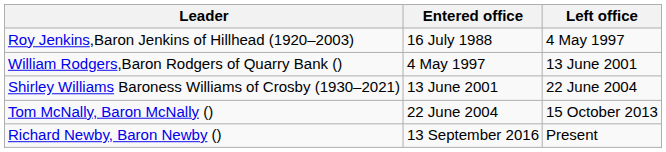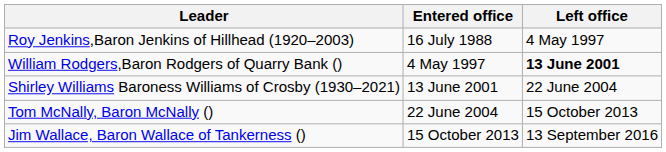(592, 64) normal -> (573, 64) bold
+ row: (157, 135)
- row: (115, 135)
